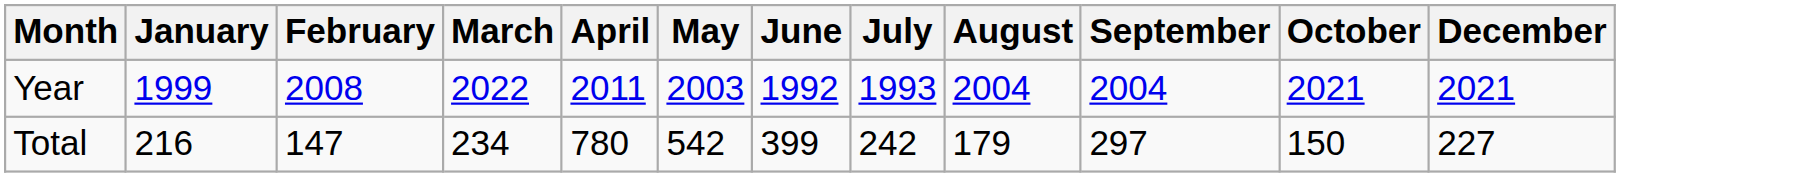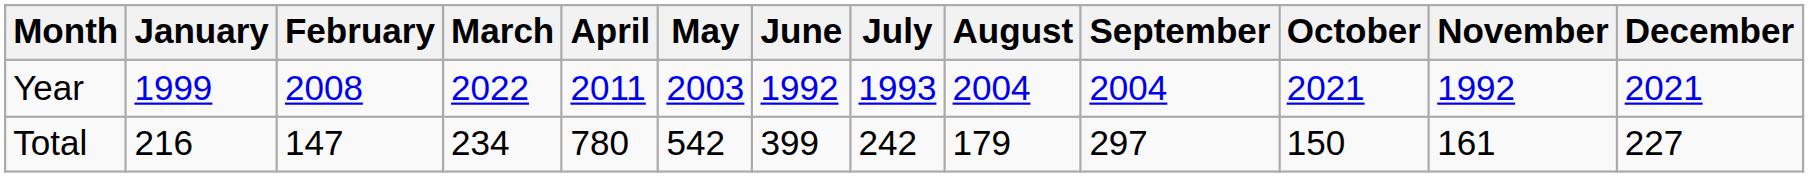+ column: (1523, 32)
